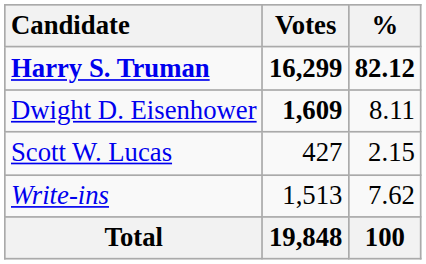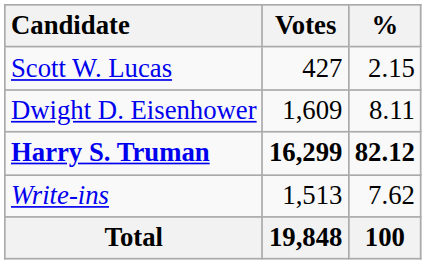rows swapped: (110, 68) <-> (92, 152)
(312, 110) bold -> (312, 110) normal
